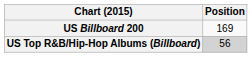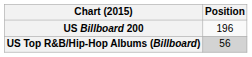(225, 28) 169 -> (225, 28) 196
